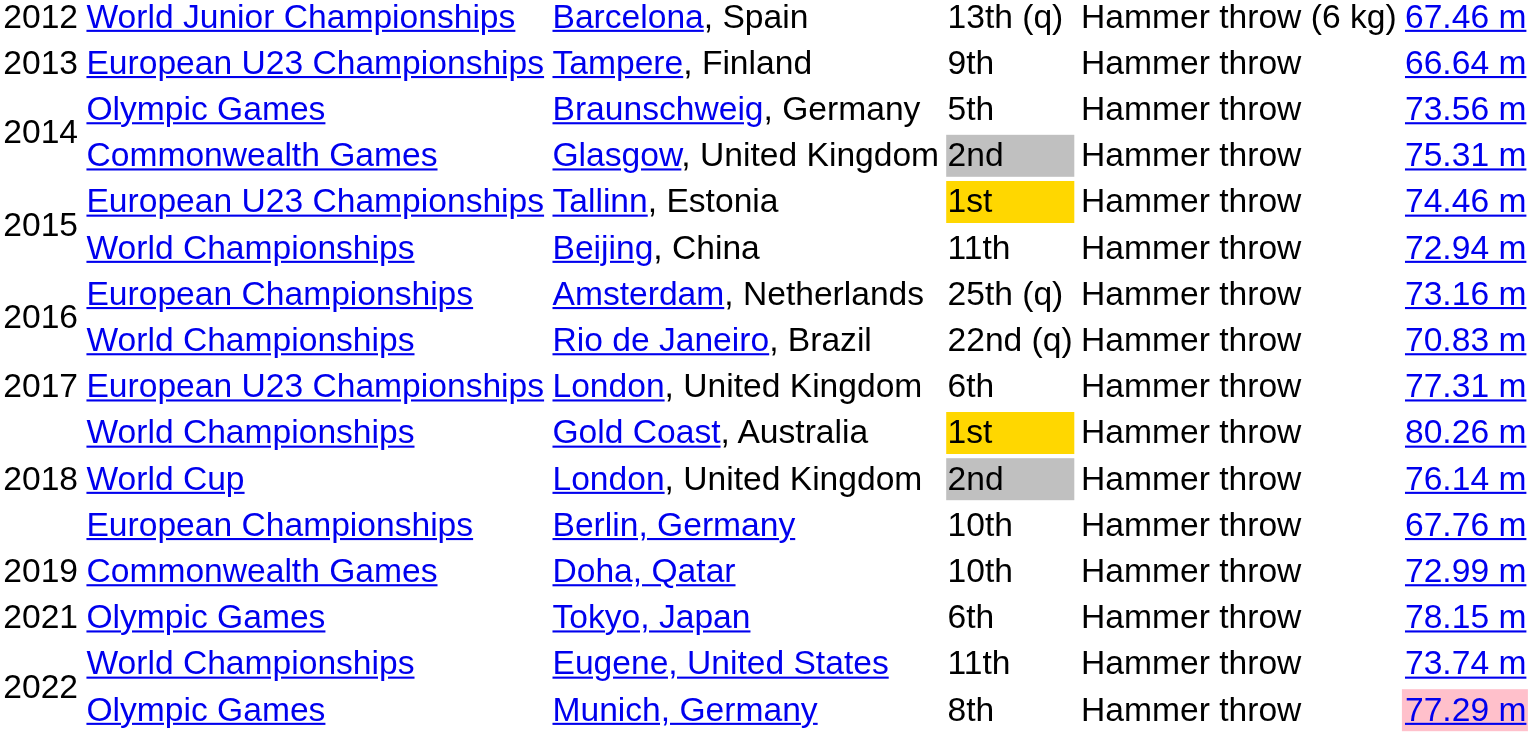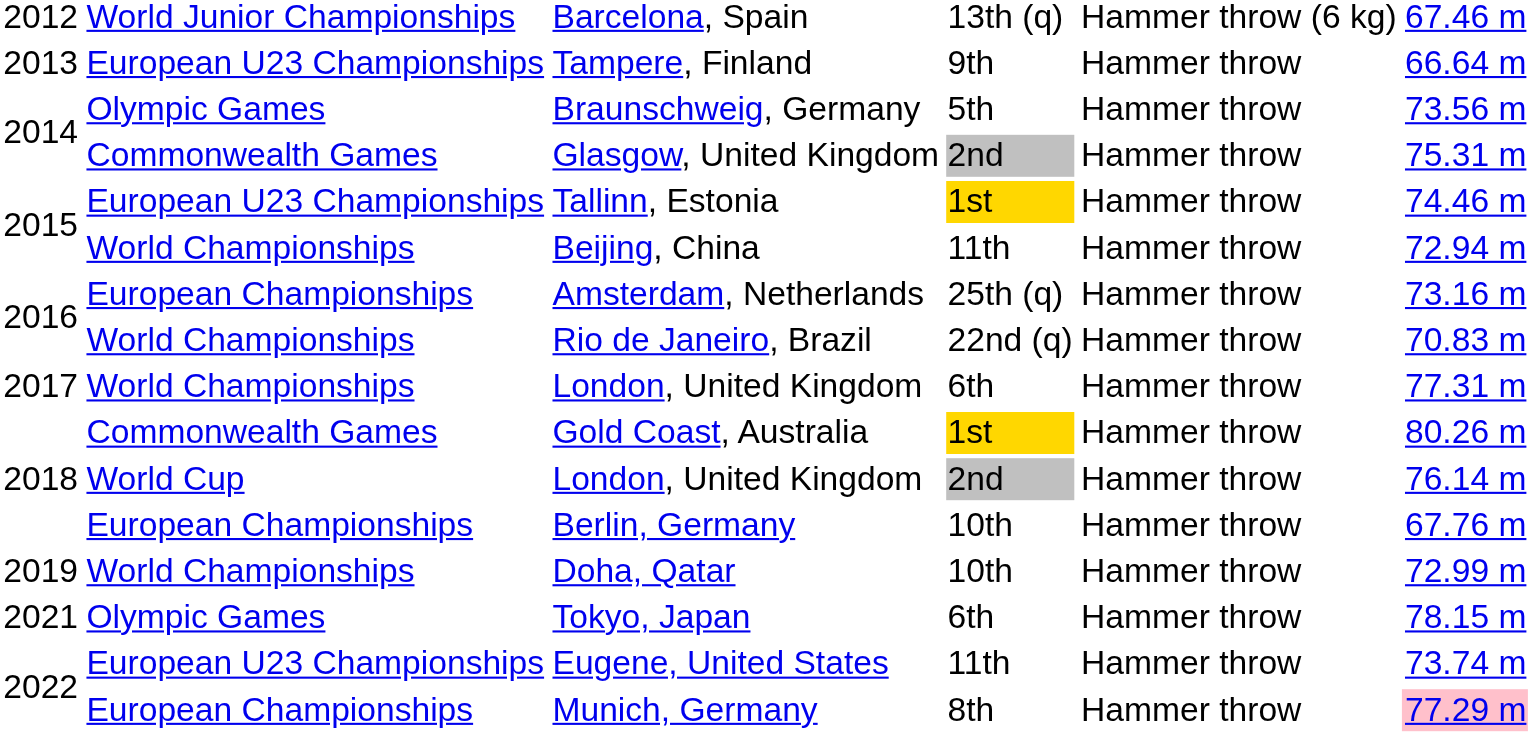(315, 386) European U23 Championships -> (250, 386) World Championships
(250, 432) World Championships -> (262, 432) Commonwealth Games
(262, 571) Commonwealth Games -> (250, 571) World Championships
(250, 663) World Championships -> (315, 663) European U23 Championships
(206, 709) Olympic Games -> (280, 709) European Championships
